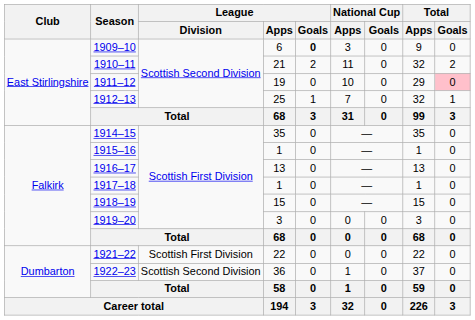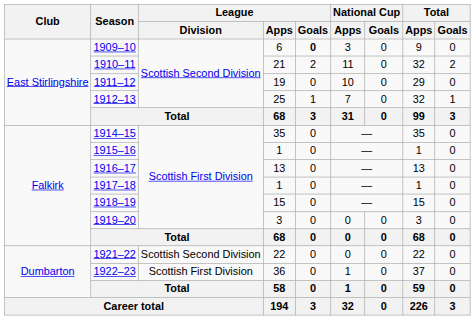(453, 82) pink background -> (453, 82) no background
(201, 254) Scottish First Division -> (201, 254) Scottish Second Division
(201, 271) Scottish Second Division -> (201, 271) Scottish First Division
